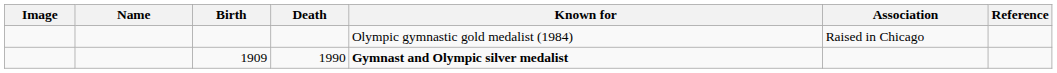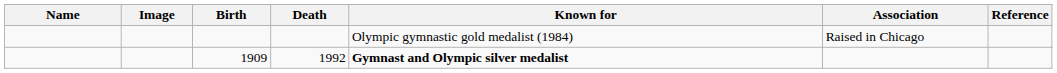columns swapped: (134, 15) <-> (40, 15)
(332, 57) 1990 -> (332, 57) 1992
